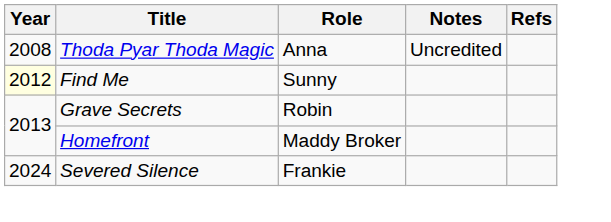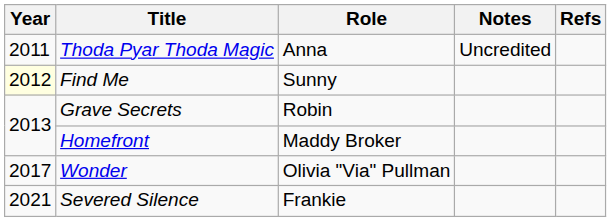(30, 49) 2008 -> (29, 49) 2011
+ row: (93, 170)
(30, 170) 2024 -> (30, 200) 2021
